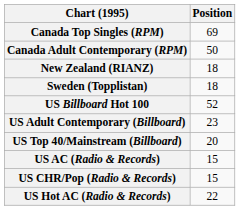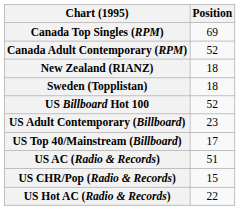(212, 50) 50 -> (212, 50) 52
(212, 141) 20 -> (212, 141) 17
(212, 159) 15 -> (212, 159) 51
